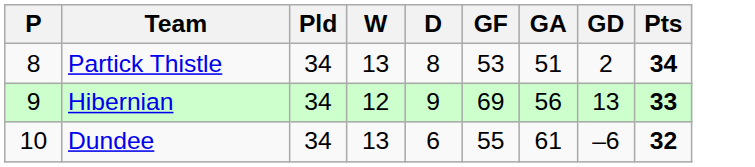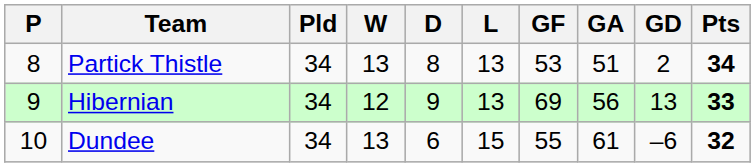+ column: (491, 24)
